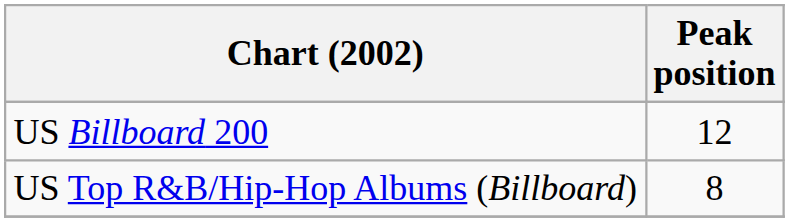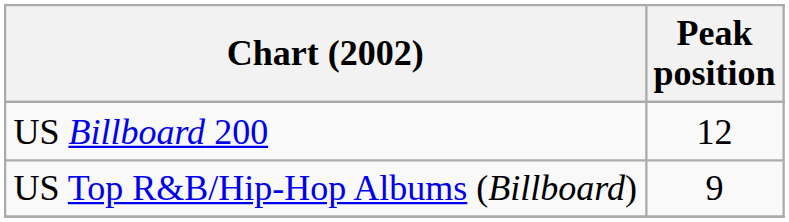(715, 187) 8 -> (715, 187) 9
